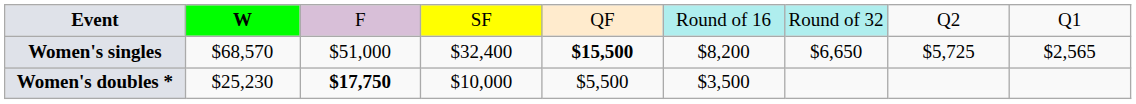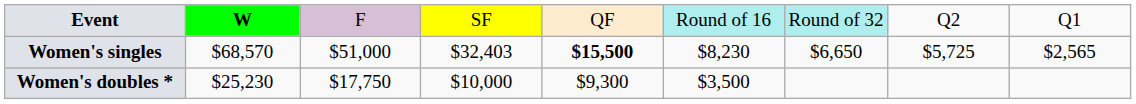(481, 51) $32,400 -> (481, 51) $32,403
(724, 51) $8,200 -> (724, 51) $8,230
(360, 83) bold -> (360, 83) normal
(602, 83) $5,500 -> (602, 83) $9,300
